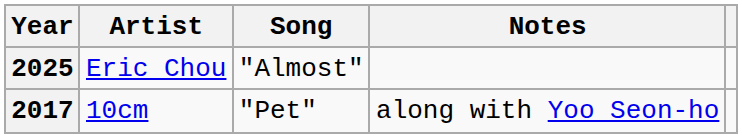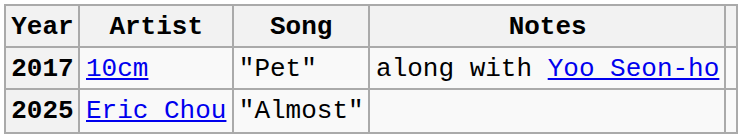rows swapped: (42, 111) <-> (42, 69)
